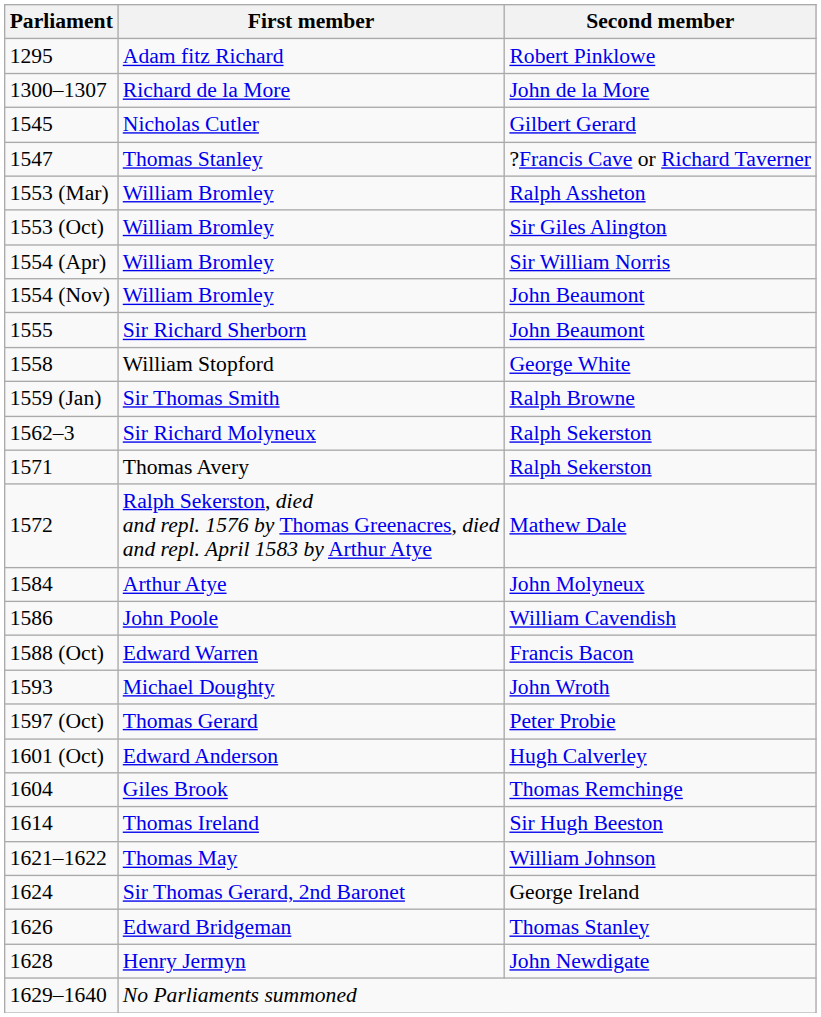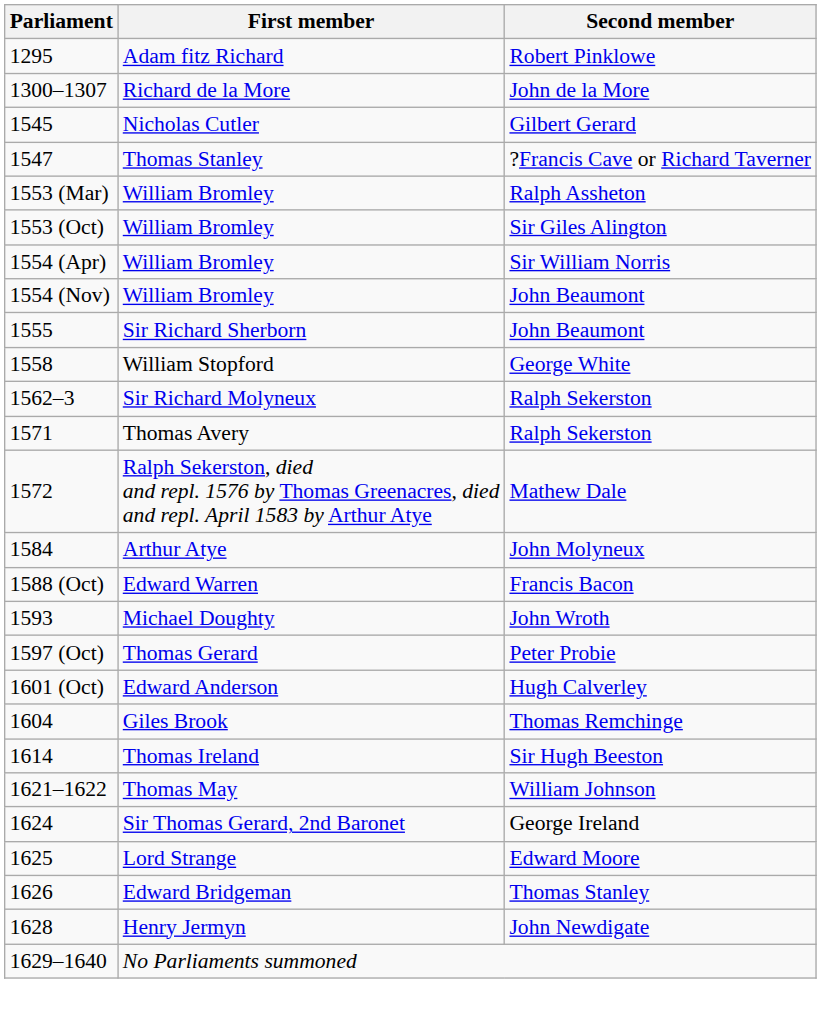- row: (56, 398)
- row: (31, 618)
+ row: (31, 858)
